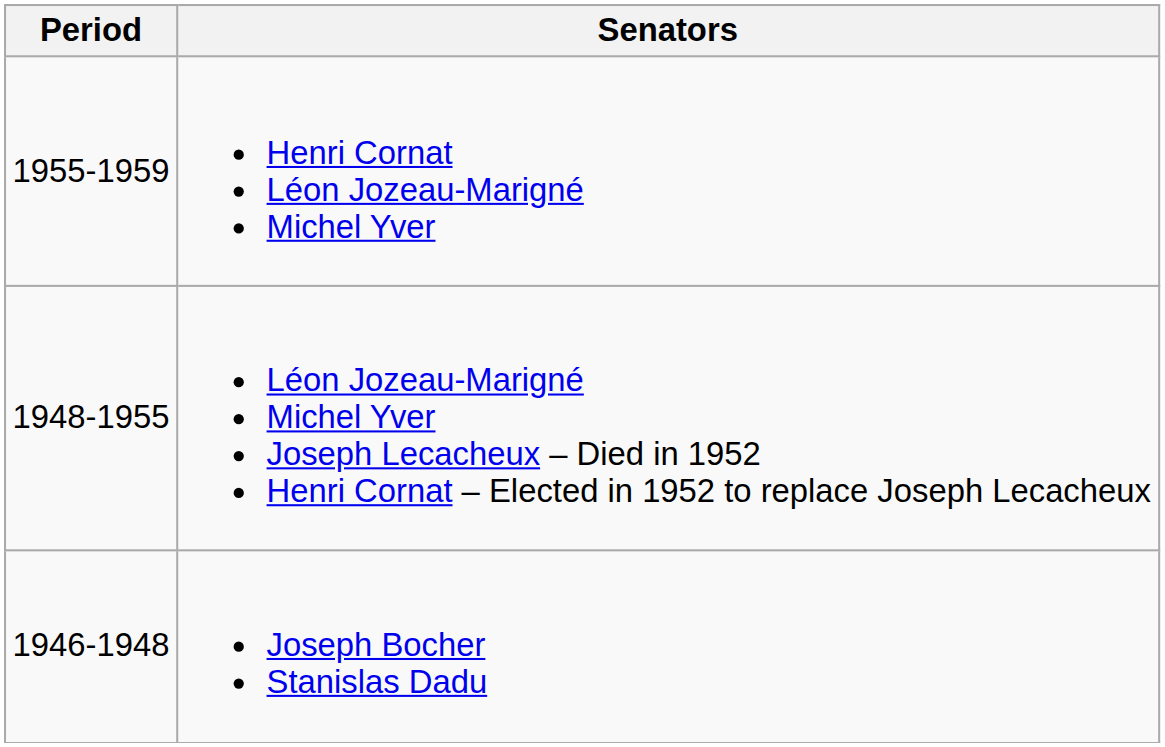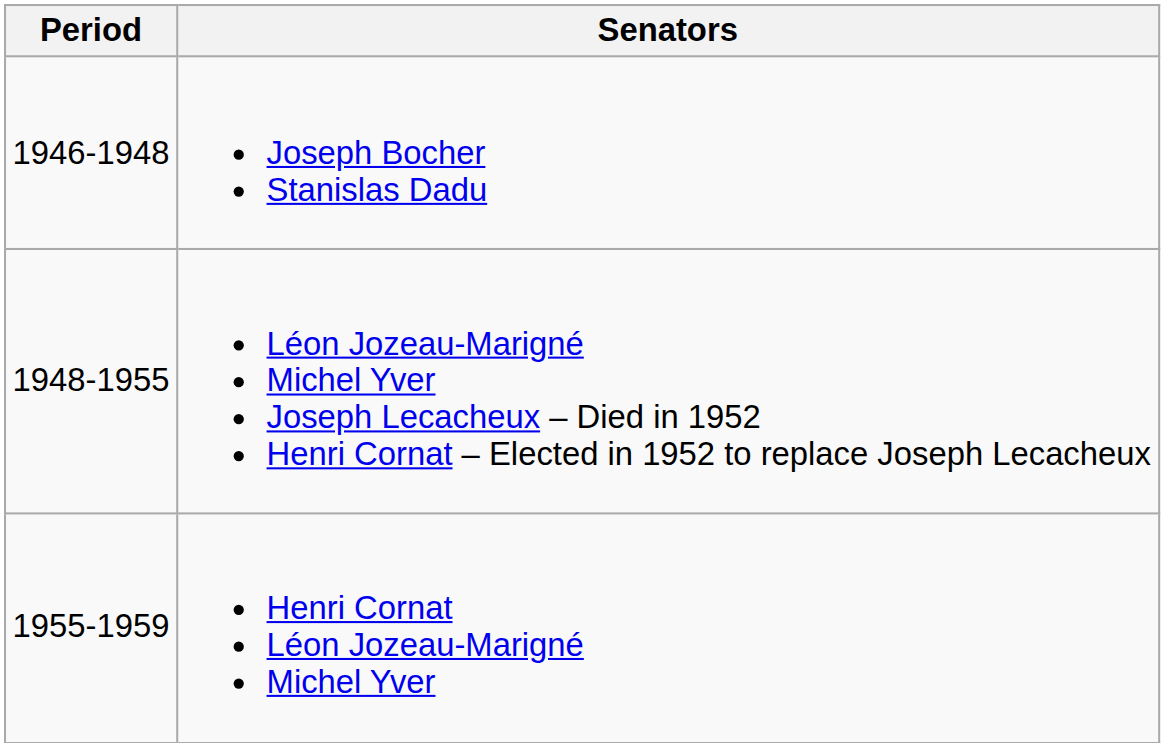rows swapped: (668, 665) <-> (668, 190)
